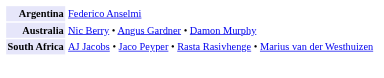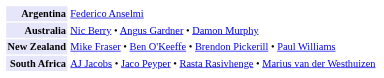+ row: (37, 46)
